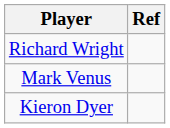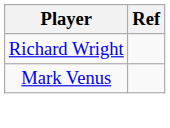- row: (66, 107)
